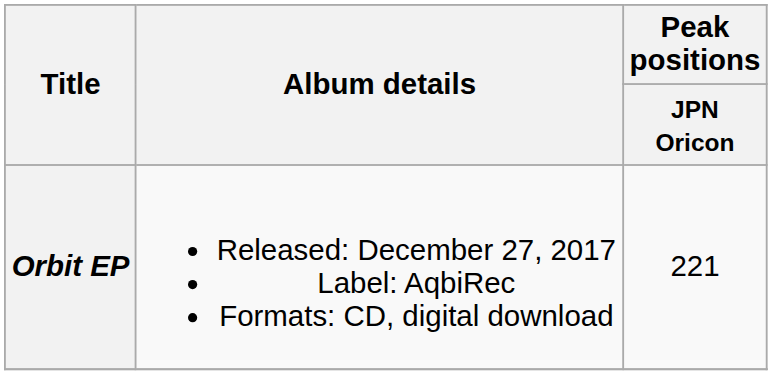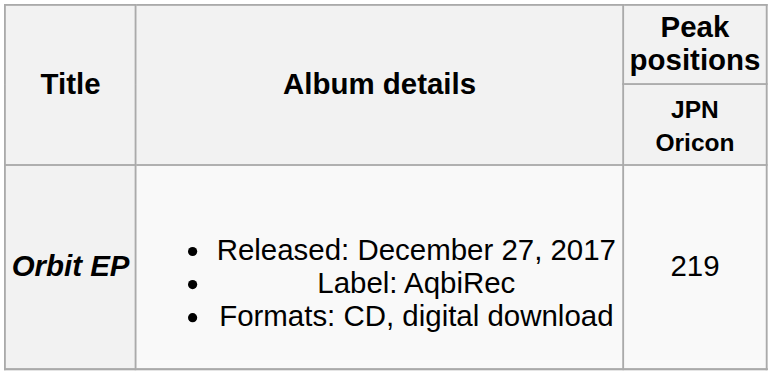(695, 266) 221 -> (695, 266) 219
